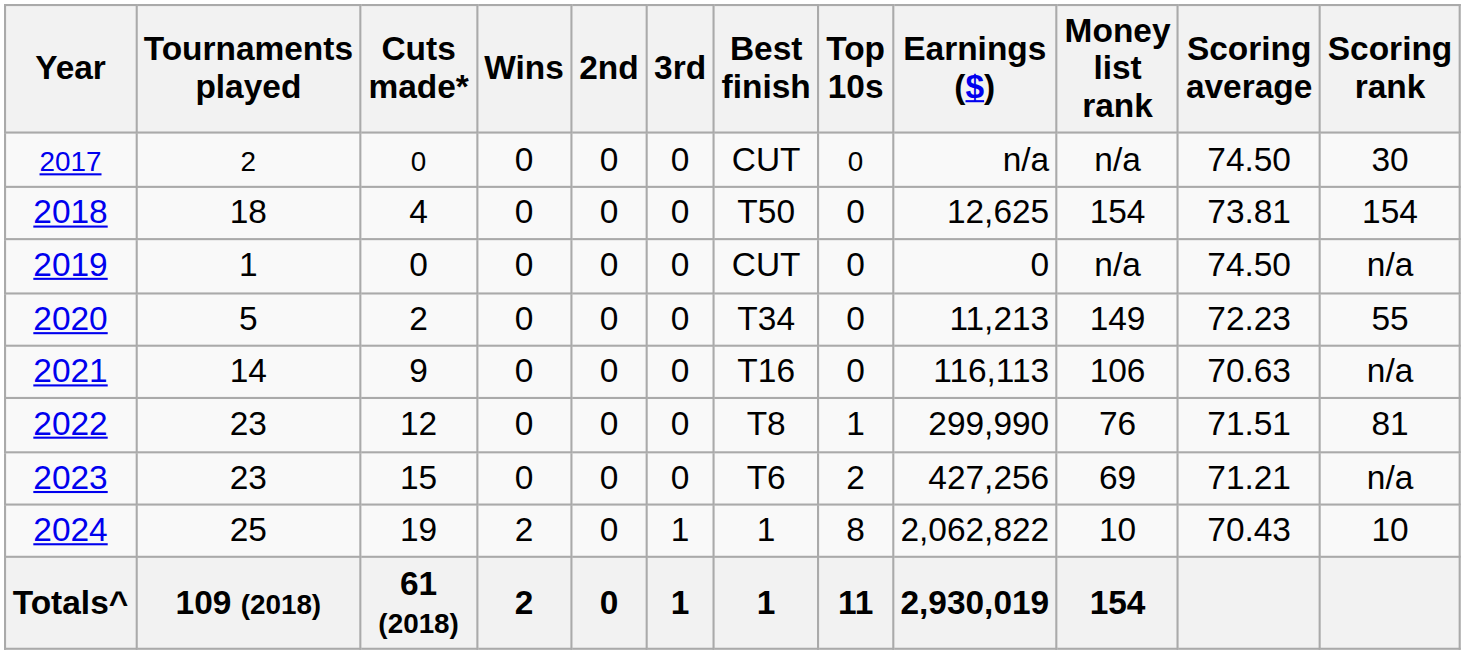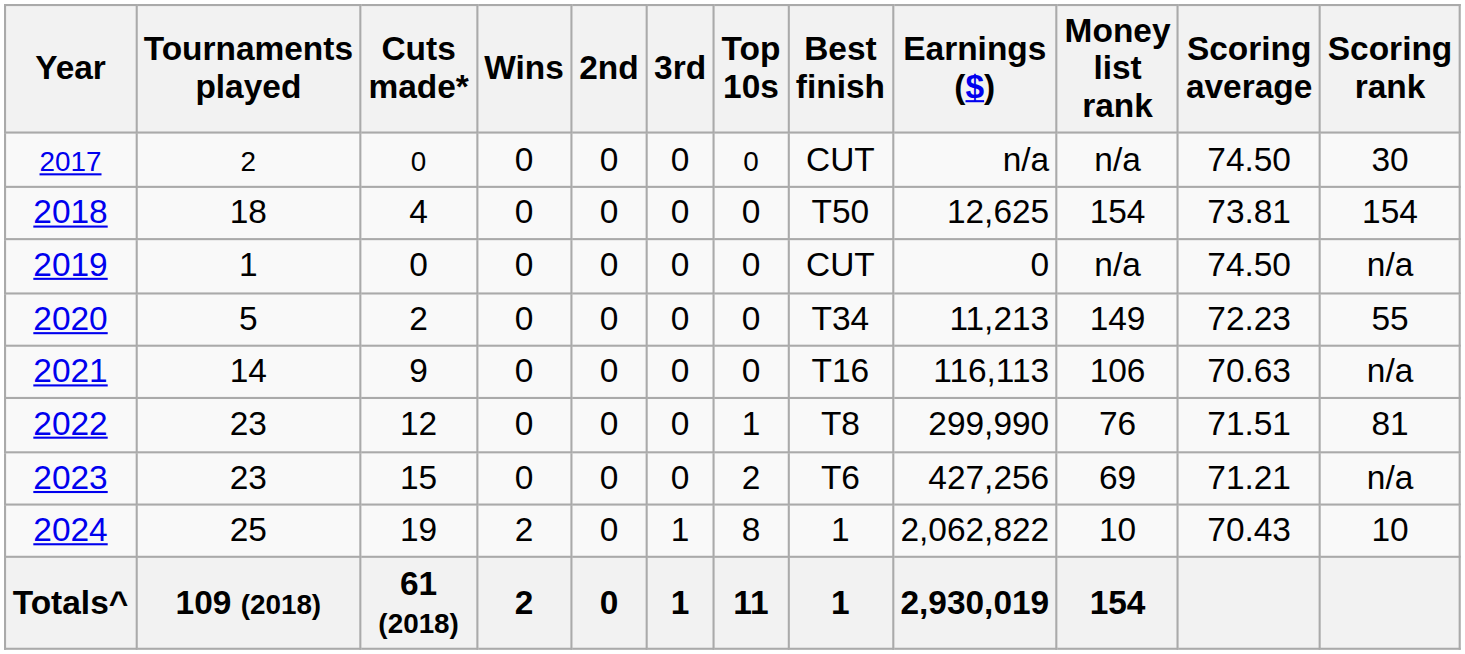columns swapped: (856, 68) <-> (766, 68)
